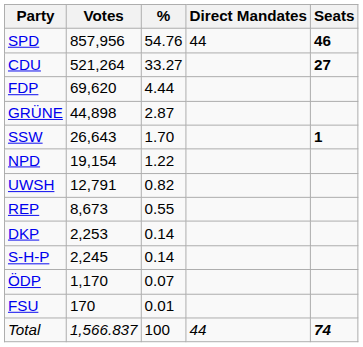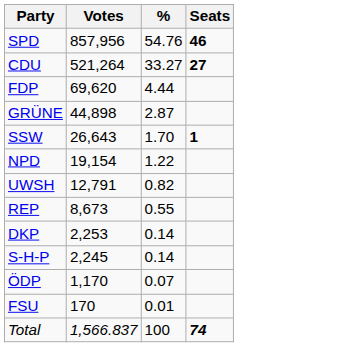- column: (248, 16)
